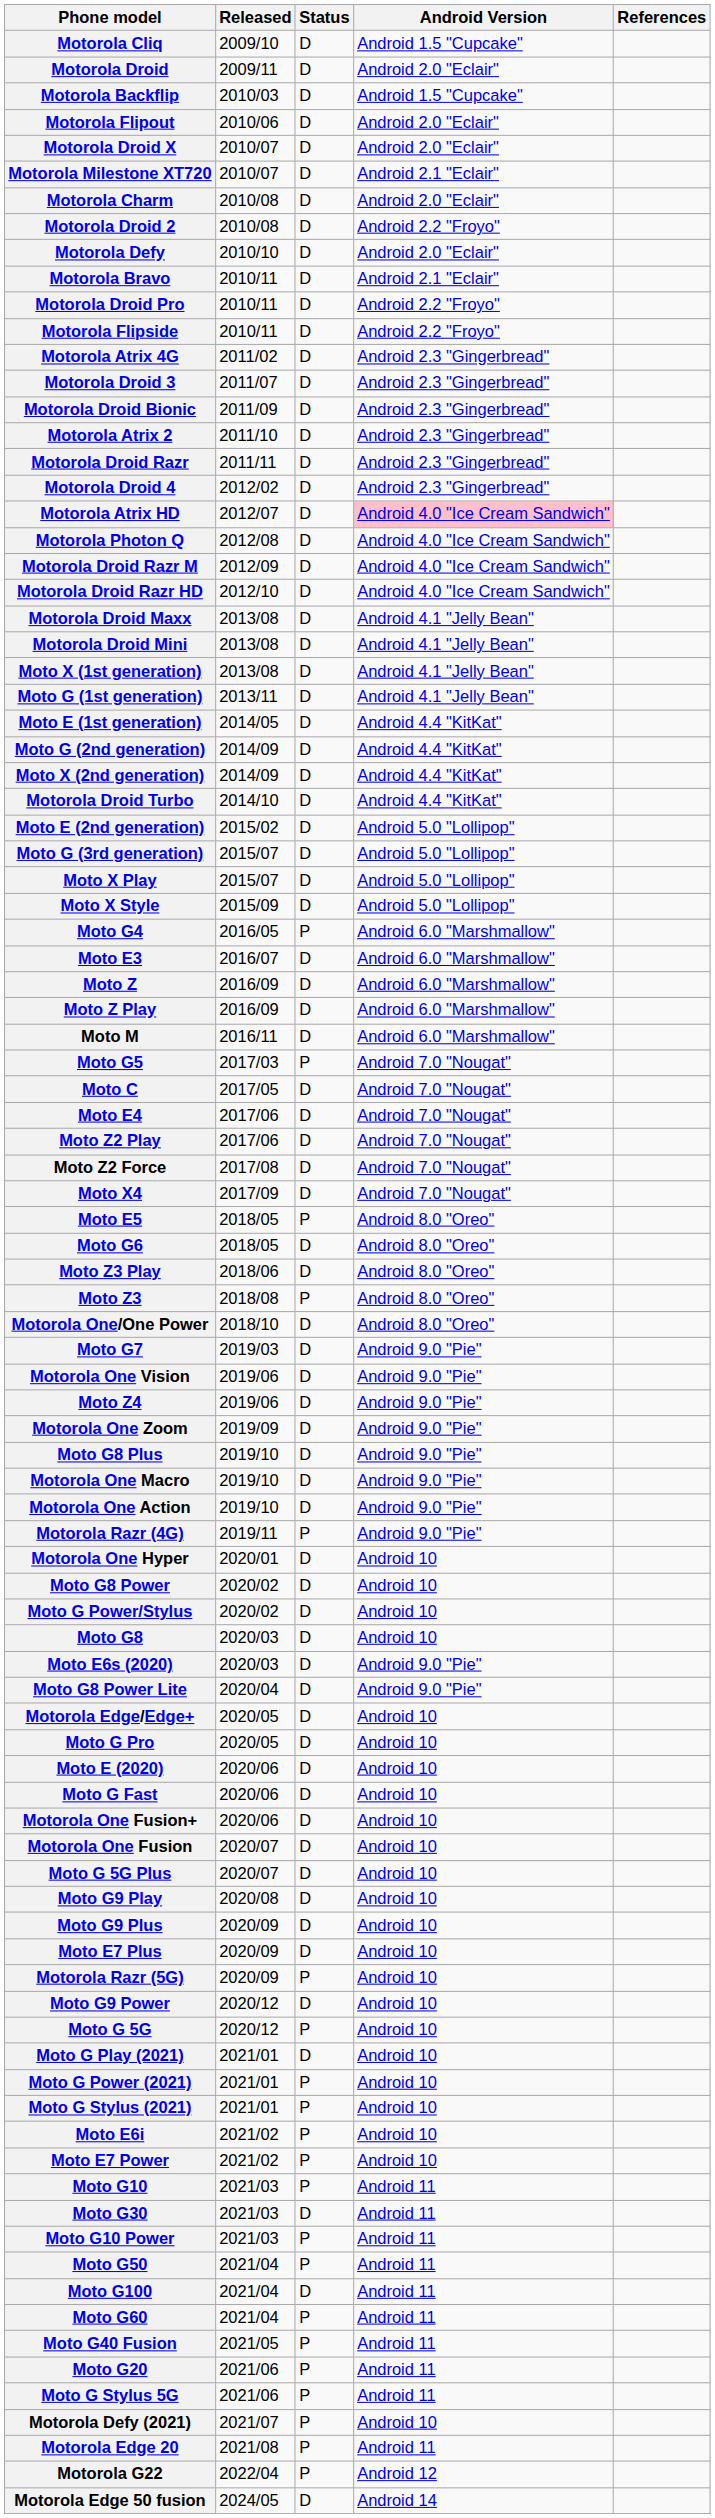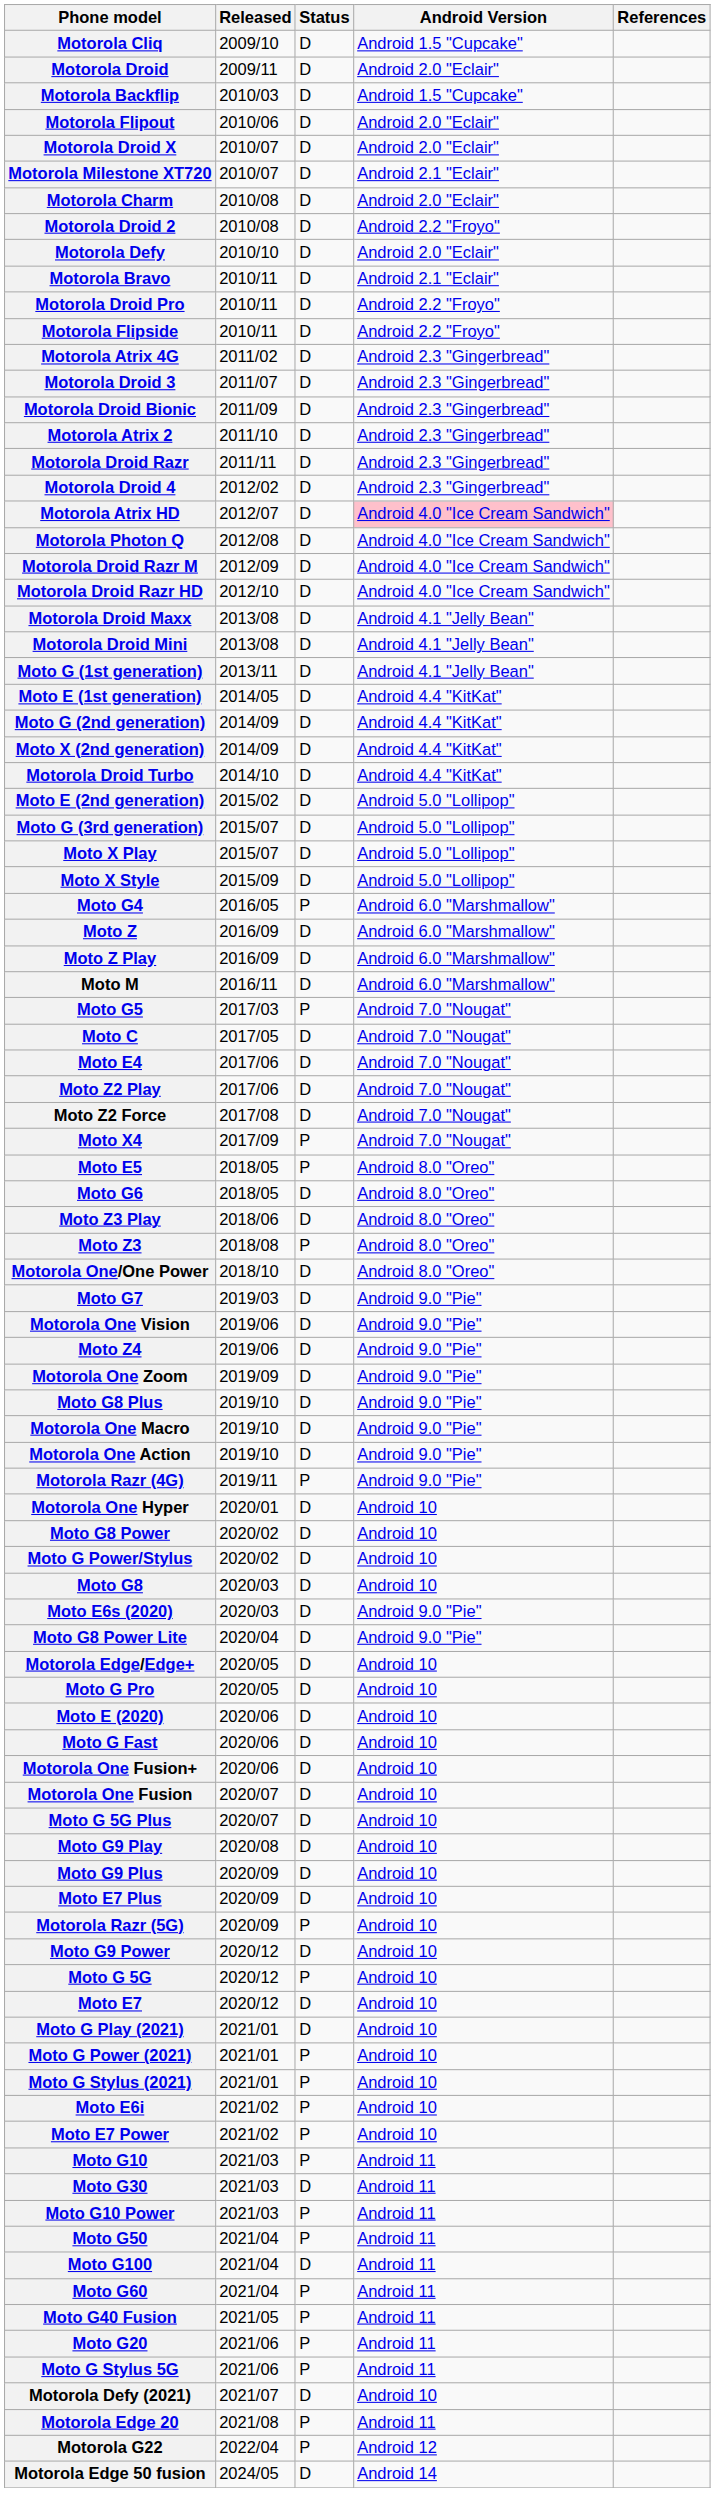- row: (110, 670)
- row: (110, 958)
(305, 1193) D -> (305, 1141) P
+ row: (110, 2003)
(305, 2422) P -> (305, 2395) D
